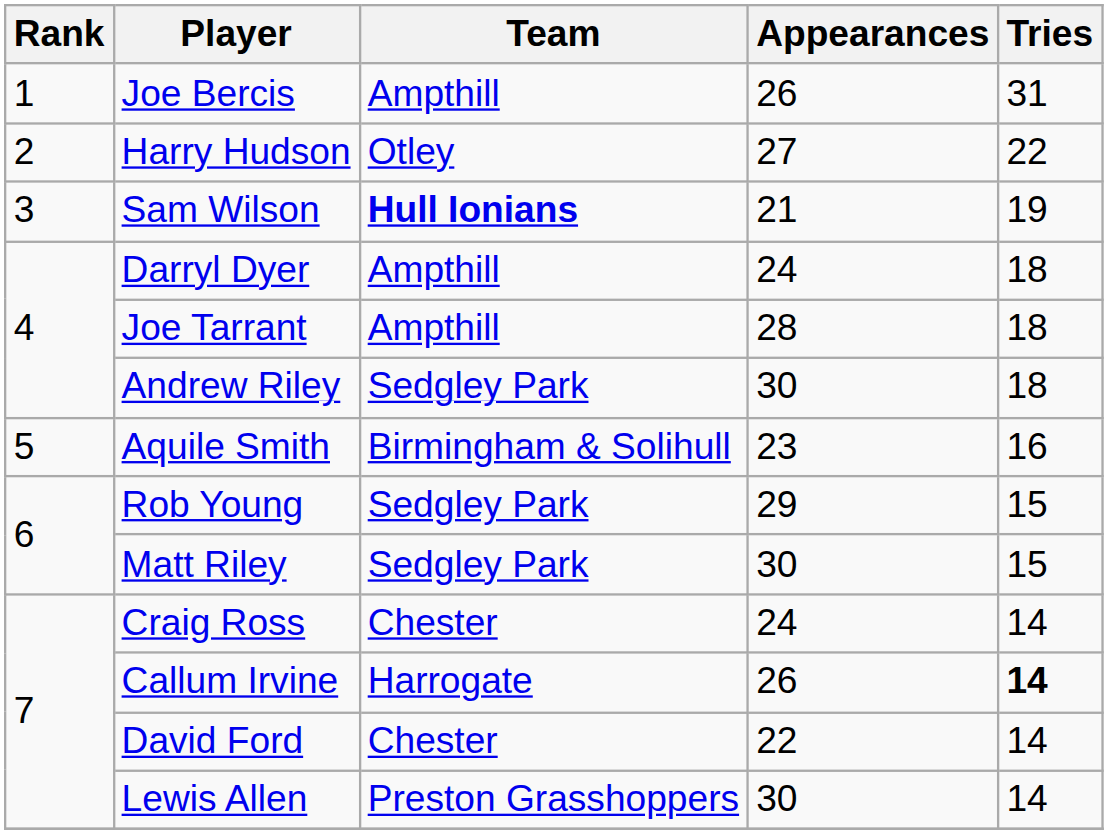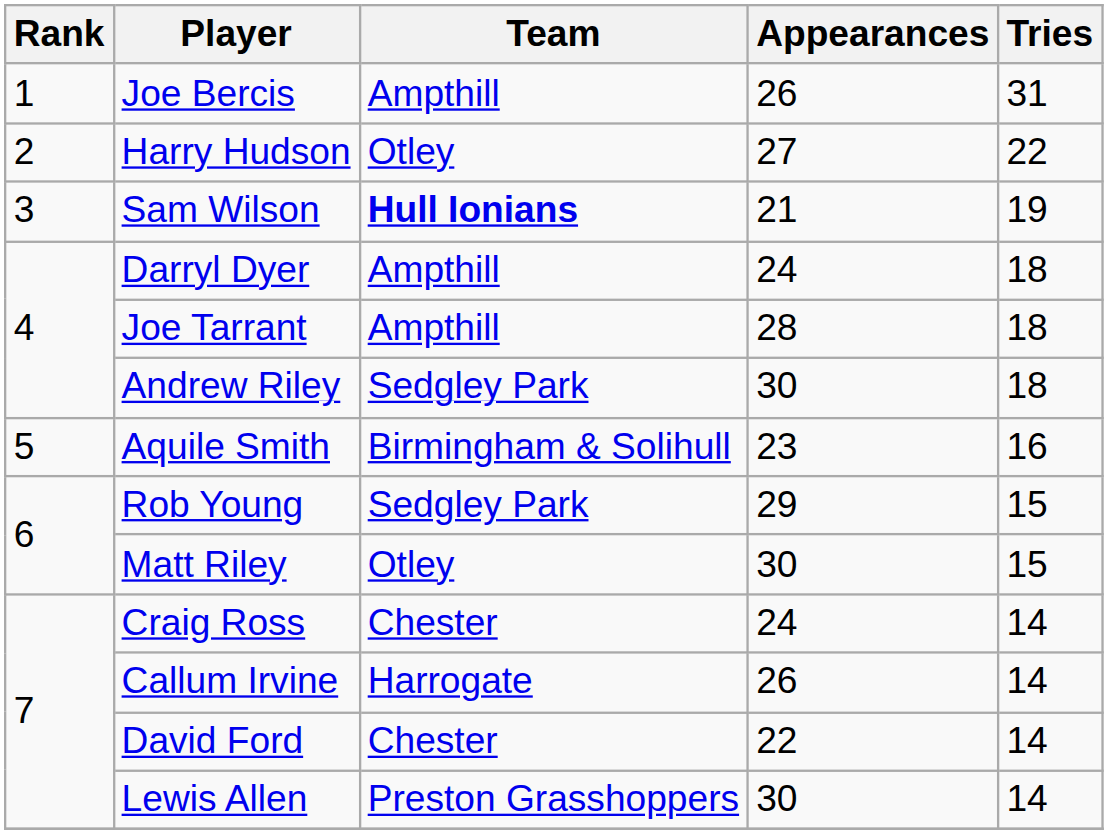(478, 563) Sedgley Park -> (411, 563) Otley
(1027, 681) bold -> (1027, 681) normal
